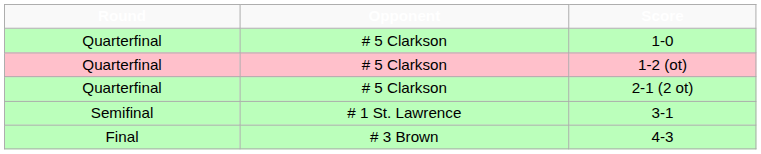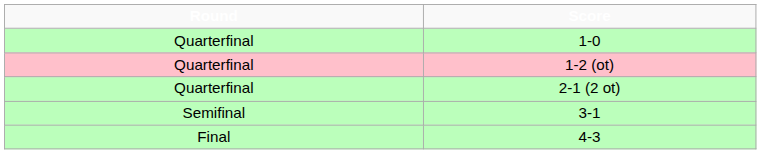- column: (404, 16)
